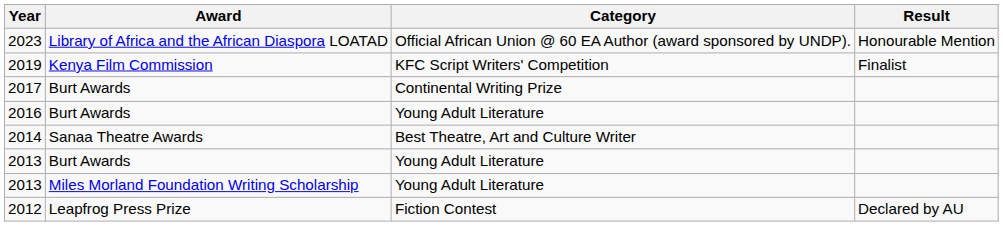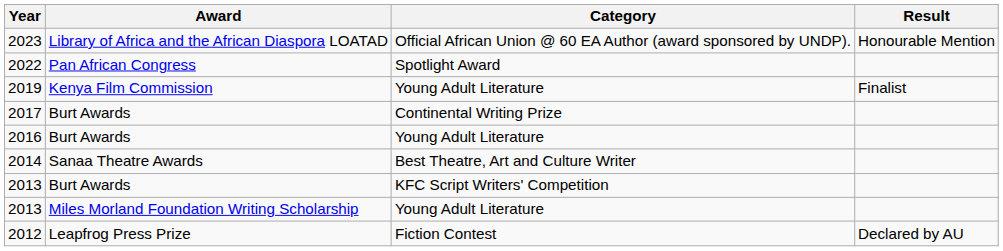+ row: (25, 64)
(502, 64) KFC Script Writers' Competition -> (469, 88) Young Adult Literature
(469, 161) Young Adult Literature -> (502, 185) KFC Script Writers' Competition
